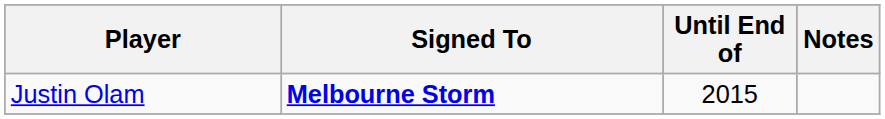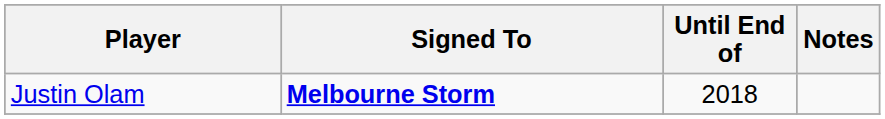(730, 93) 2015 -> (730, 93) 2018
